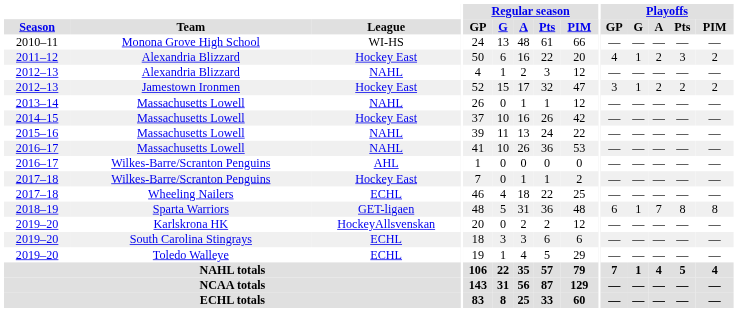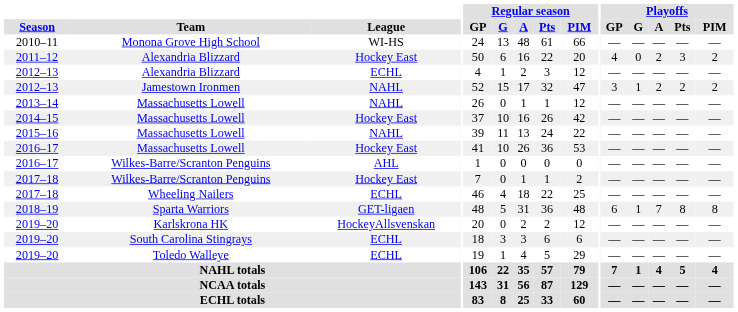(638, 57) 1 -> (638, 57) 0
(386, 72) NAHL -> (386, 72) ECHL
(386, 87) Hockey East -> (386, 87) NAHL
(386, 148) NAHL -> (386, 148) Hockey East
